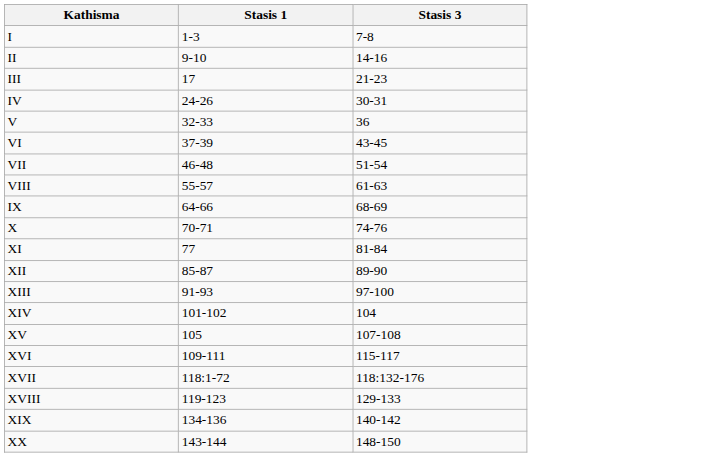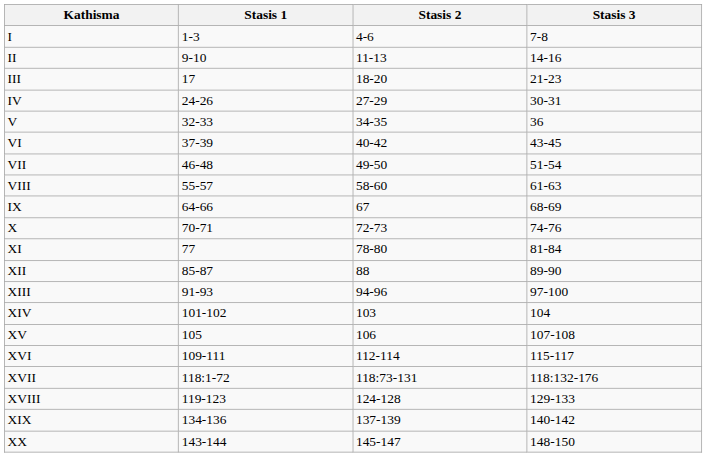+ column: (440, 15)
